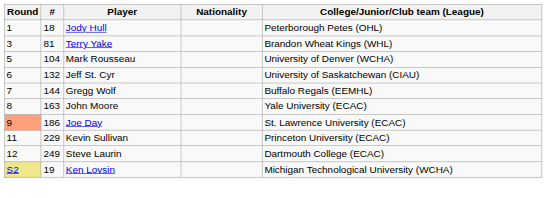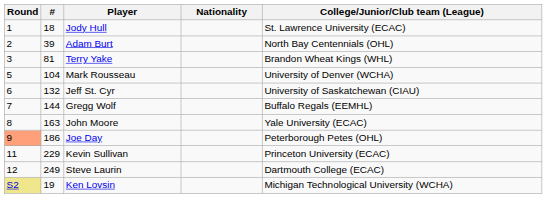(323, 28) Peterborough Petes (OHL) -> (335, 28) St. Lawrence University (ECAC)
+ row: (89, 43)
(335, 122) St. Lawrence University (ECAC) -> (323, 138) Peterborough Petes (OHL)
